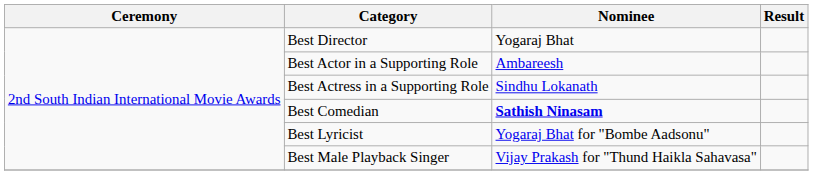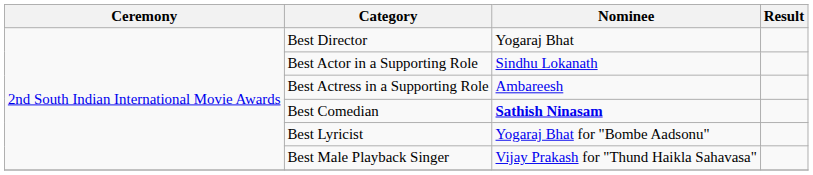(529, 63) Ambareesh -> (547, 63) Sindhu Lokanath
(547, 87) Sindhu Lokanath -> (529, 87) Ambareesh
